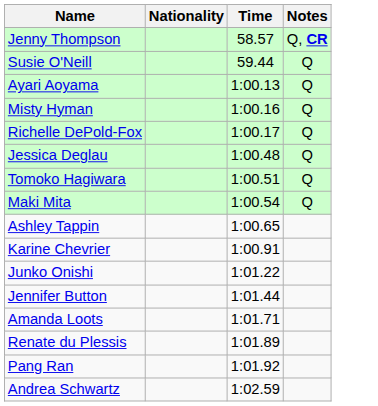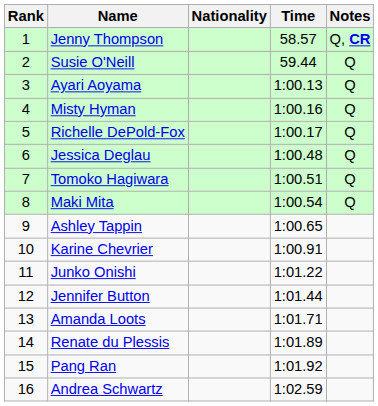+ column: (26, 16)
